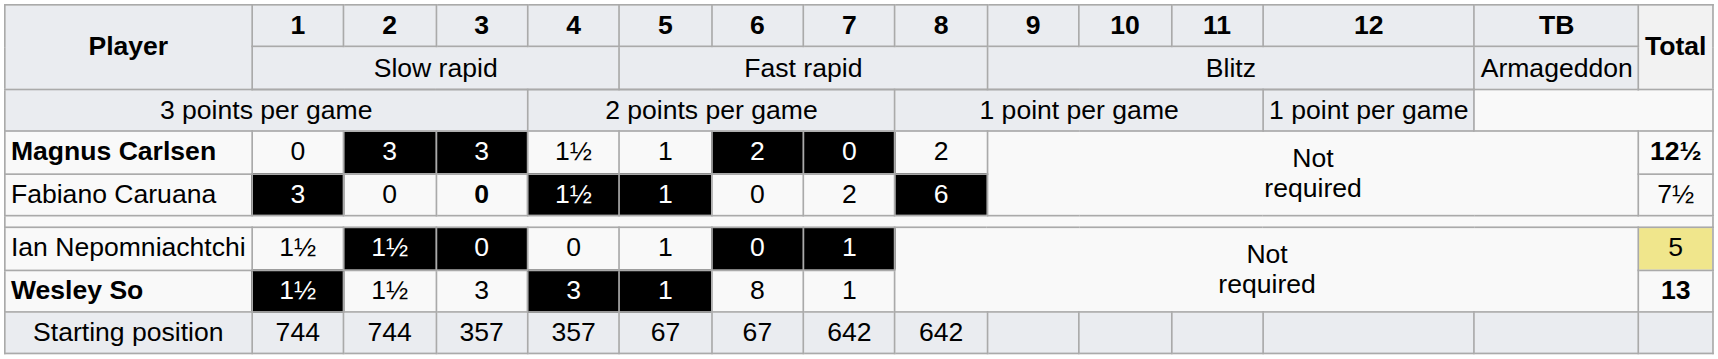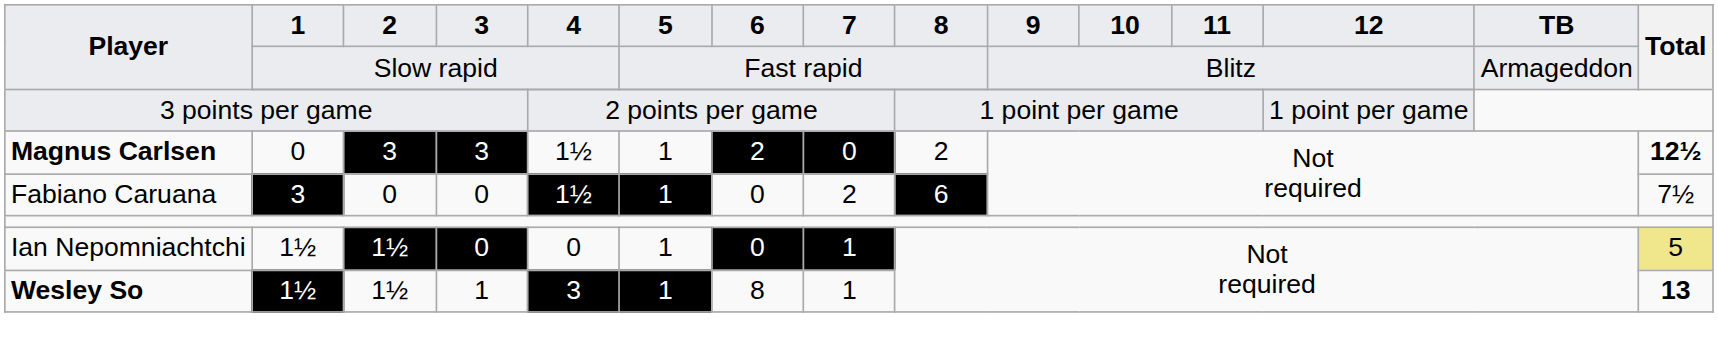(482, 194) bold -> (482, 194) normal
(482, 290) 3 -> (482, 290) 1
- row: (128, 332)
